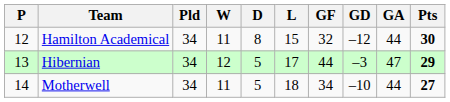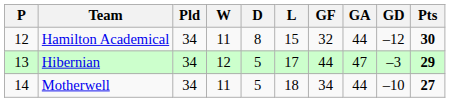columns swapped: (394, 16) <-> (360, 16)
